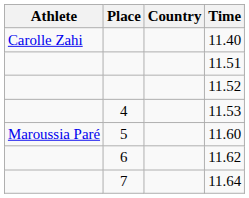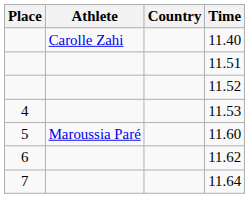columns swapped: (124, 16) <-> (54, 16)
